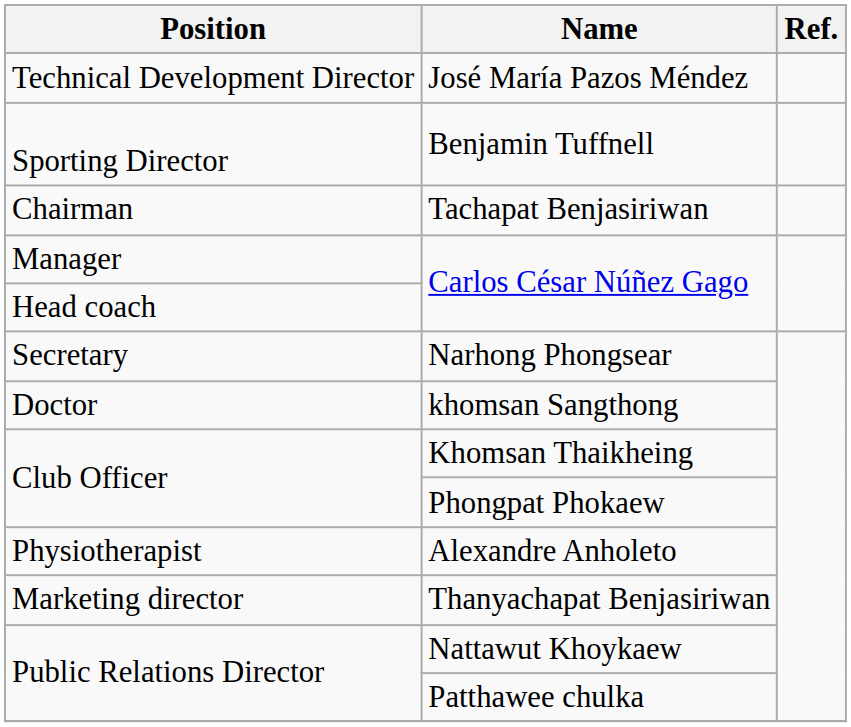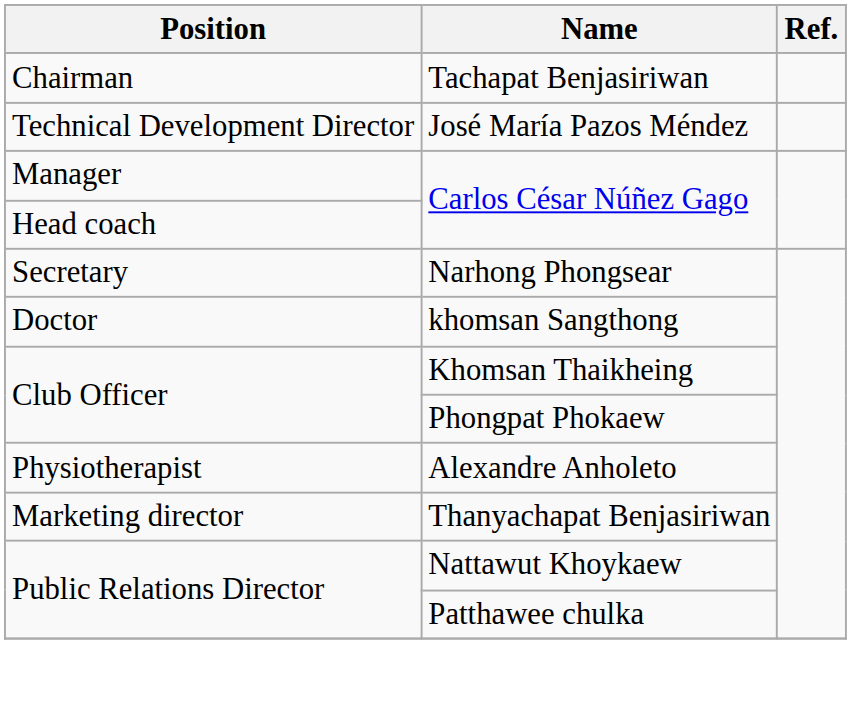rows swapped: (73, 209) <-> (213, 77)
- row: (120, 160)
